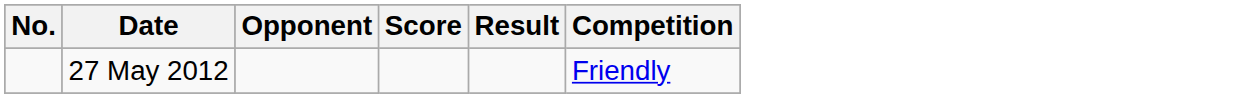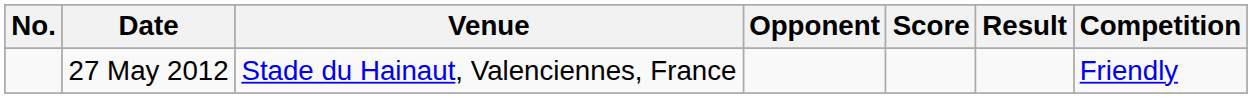+ column: (489, 26)
